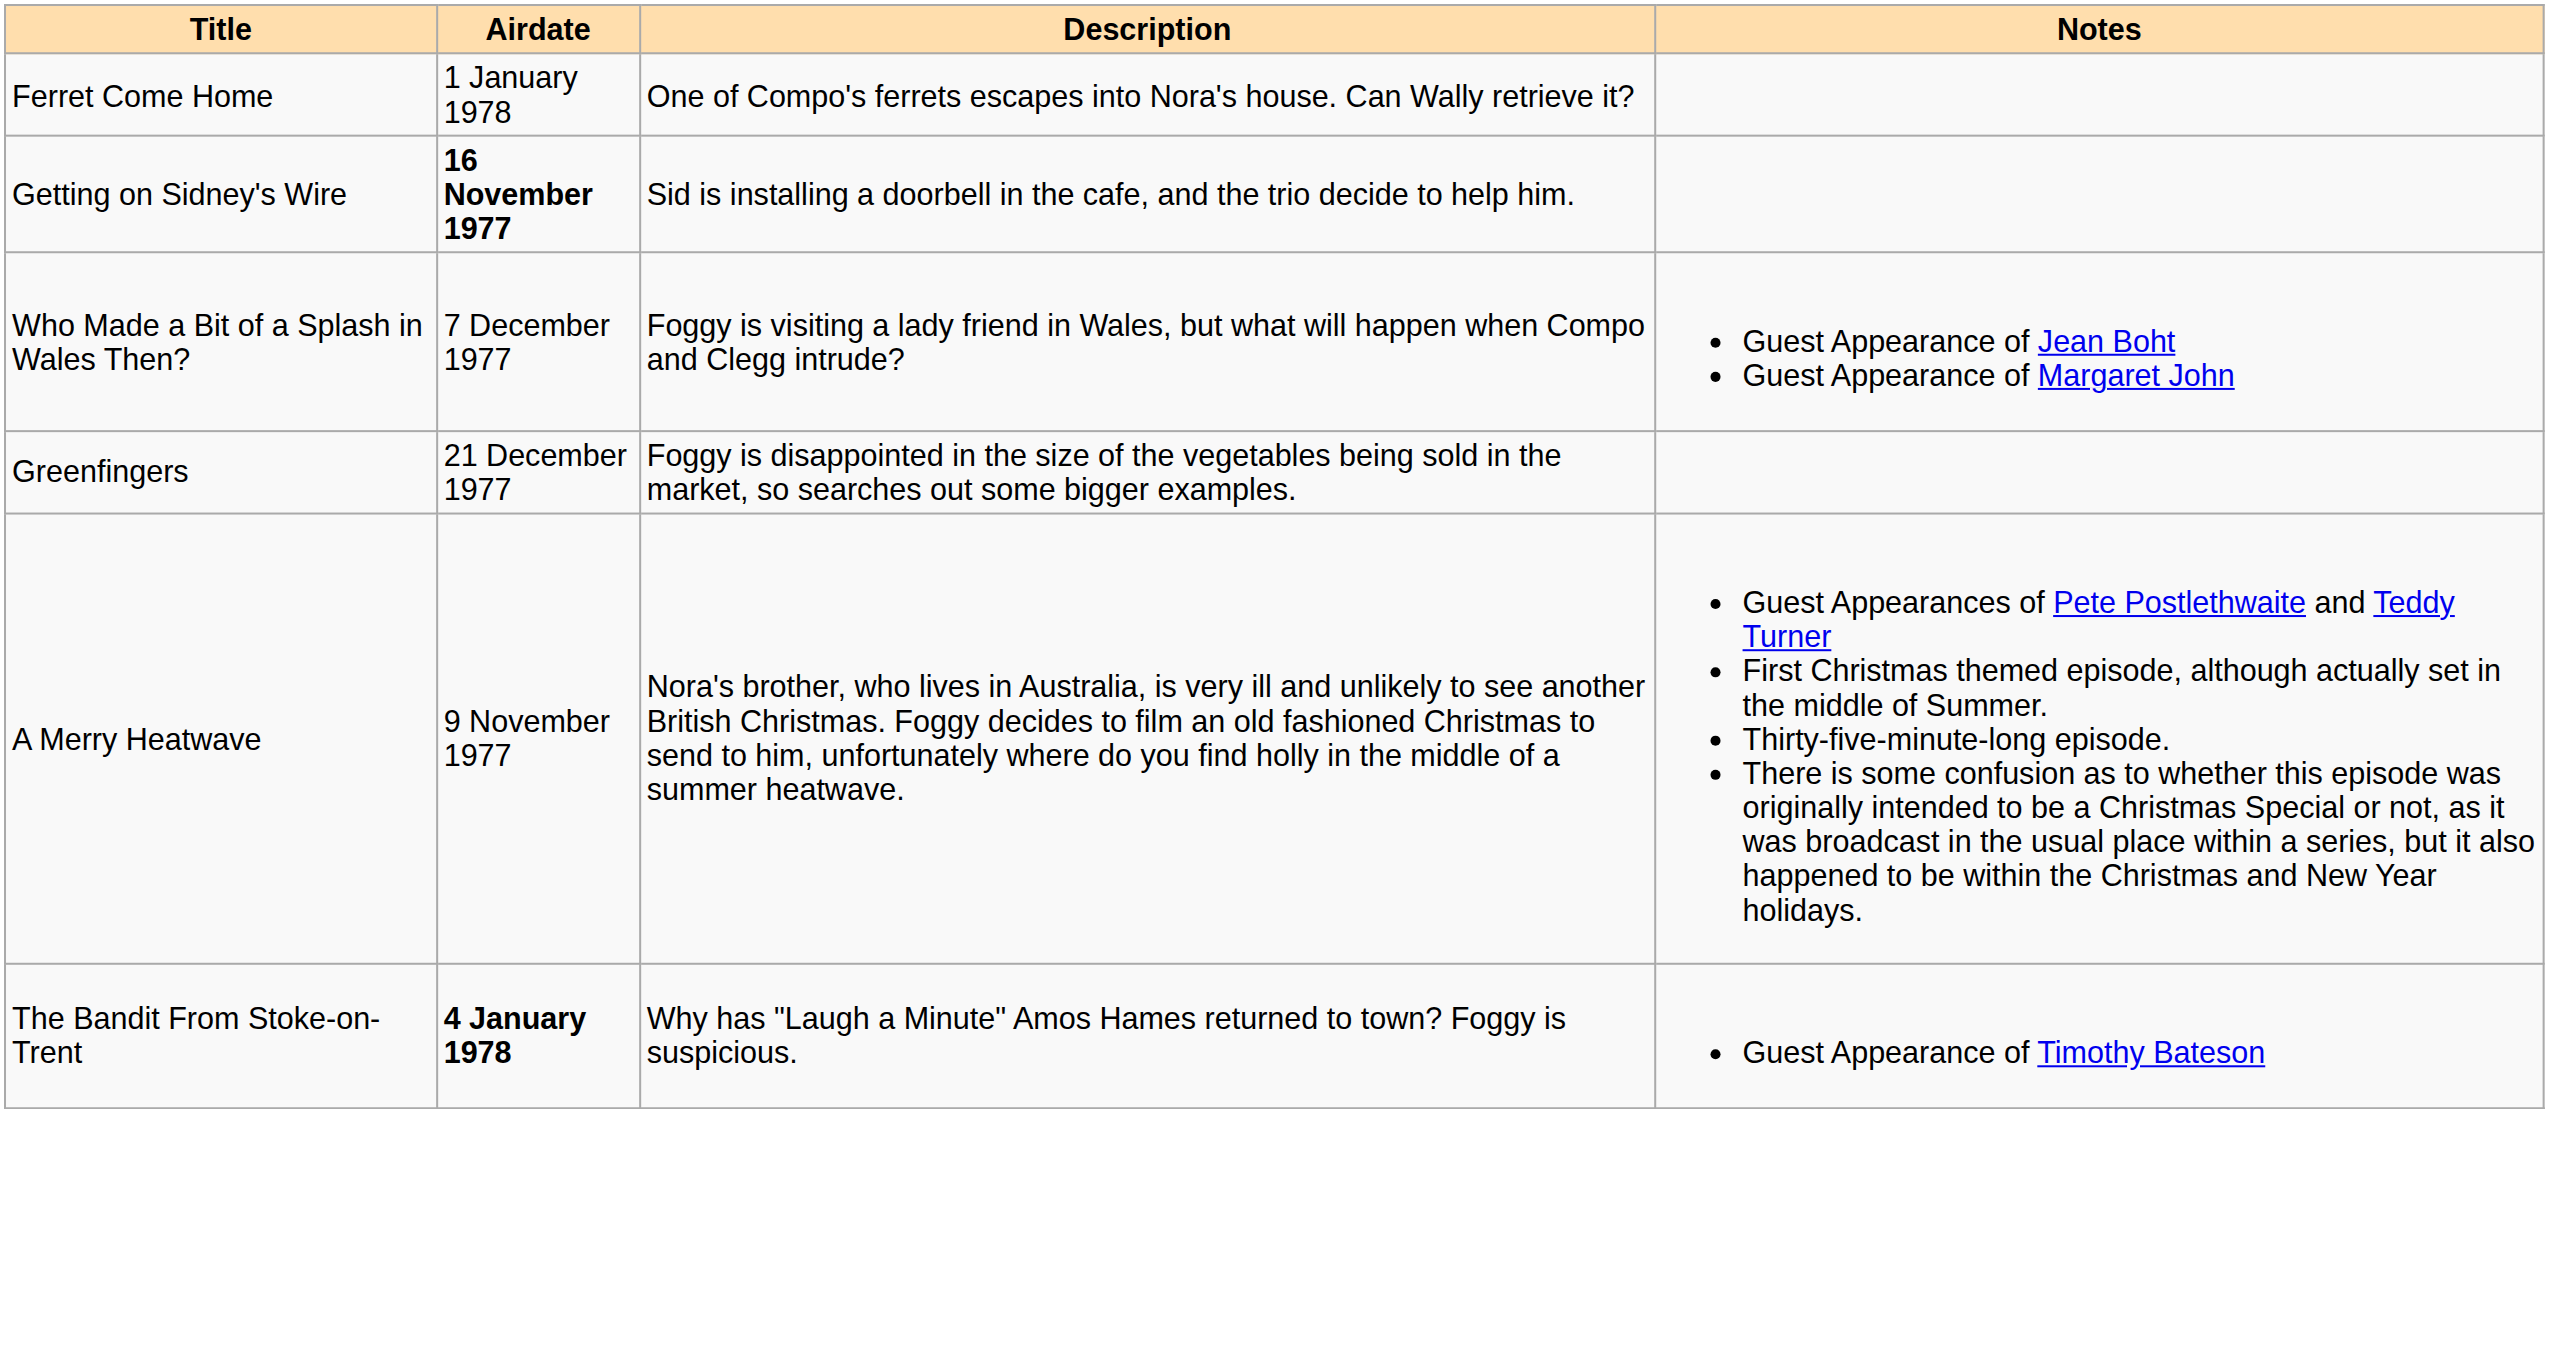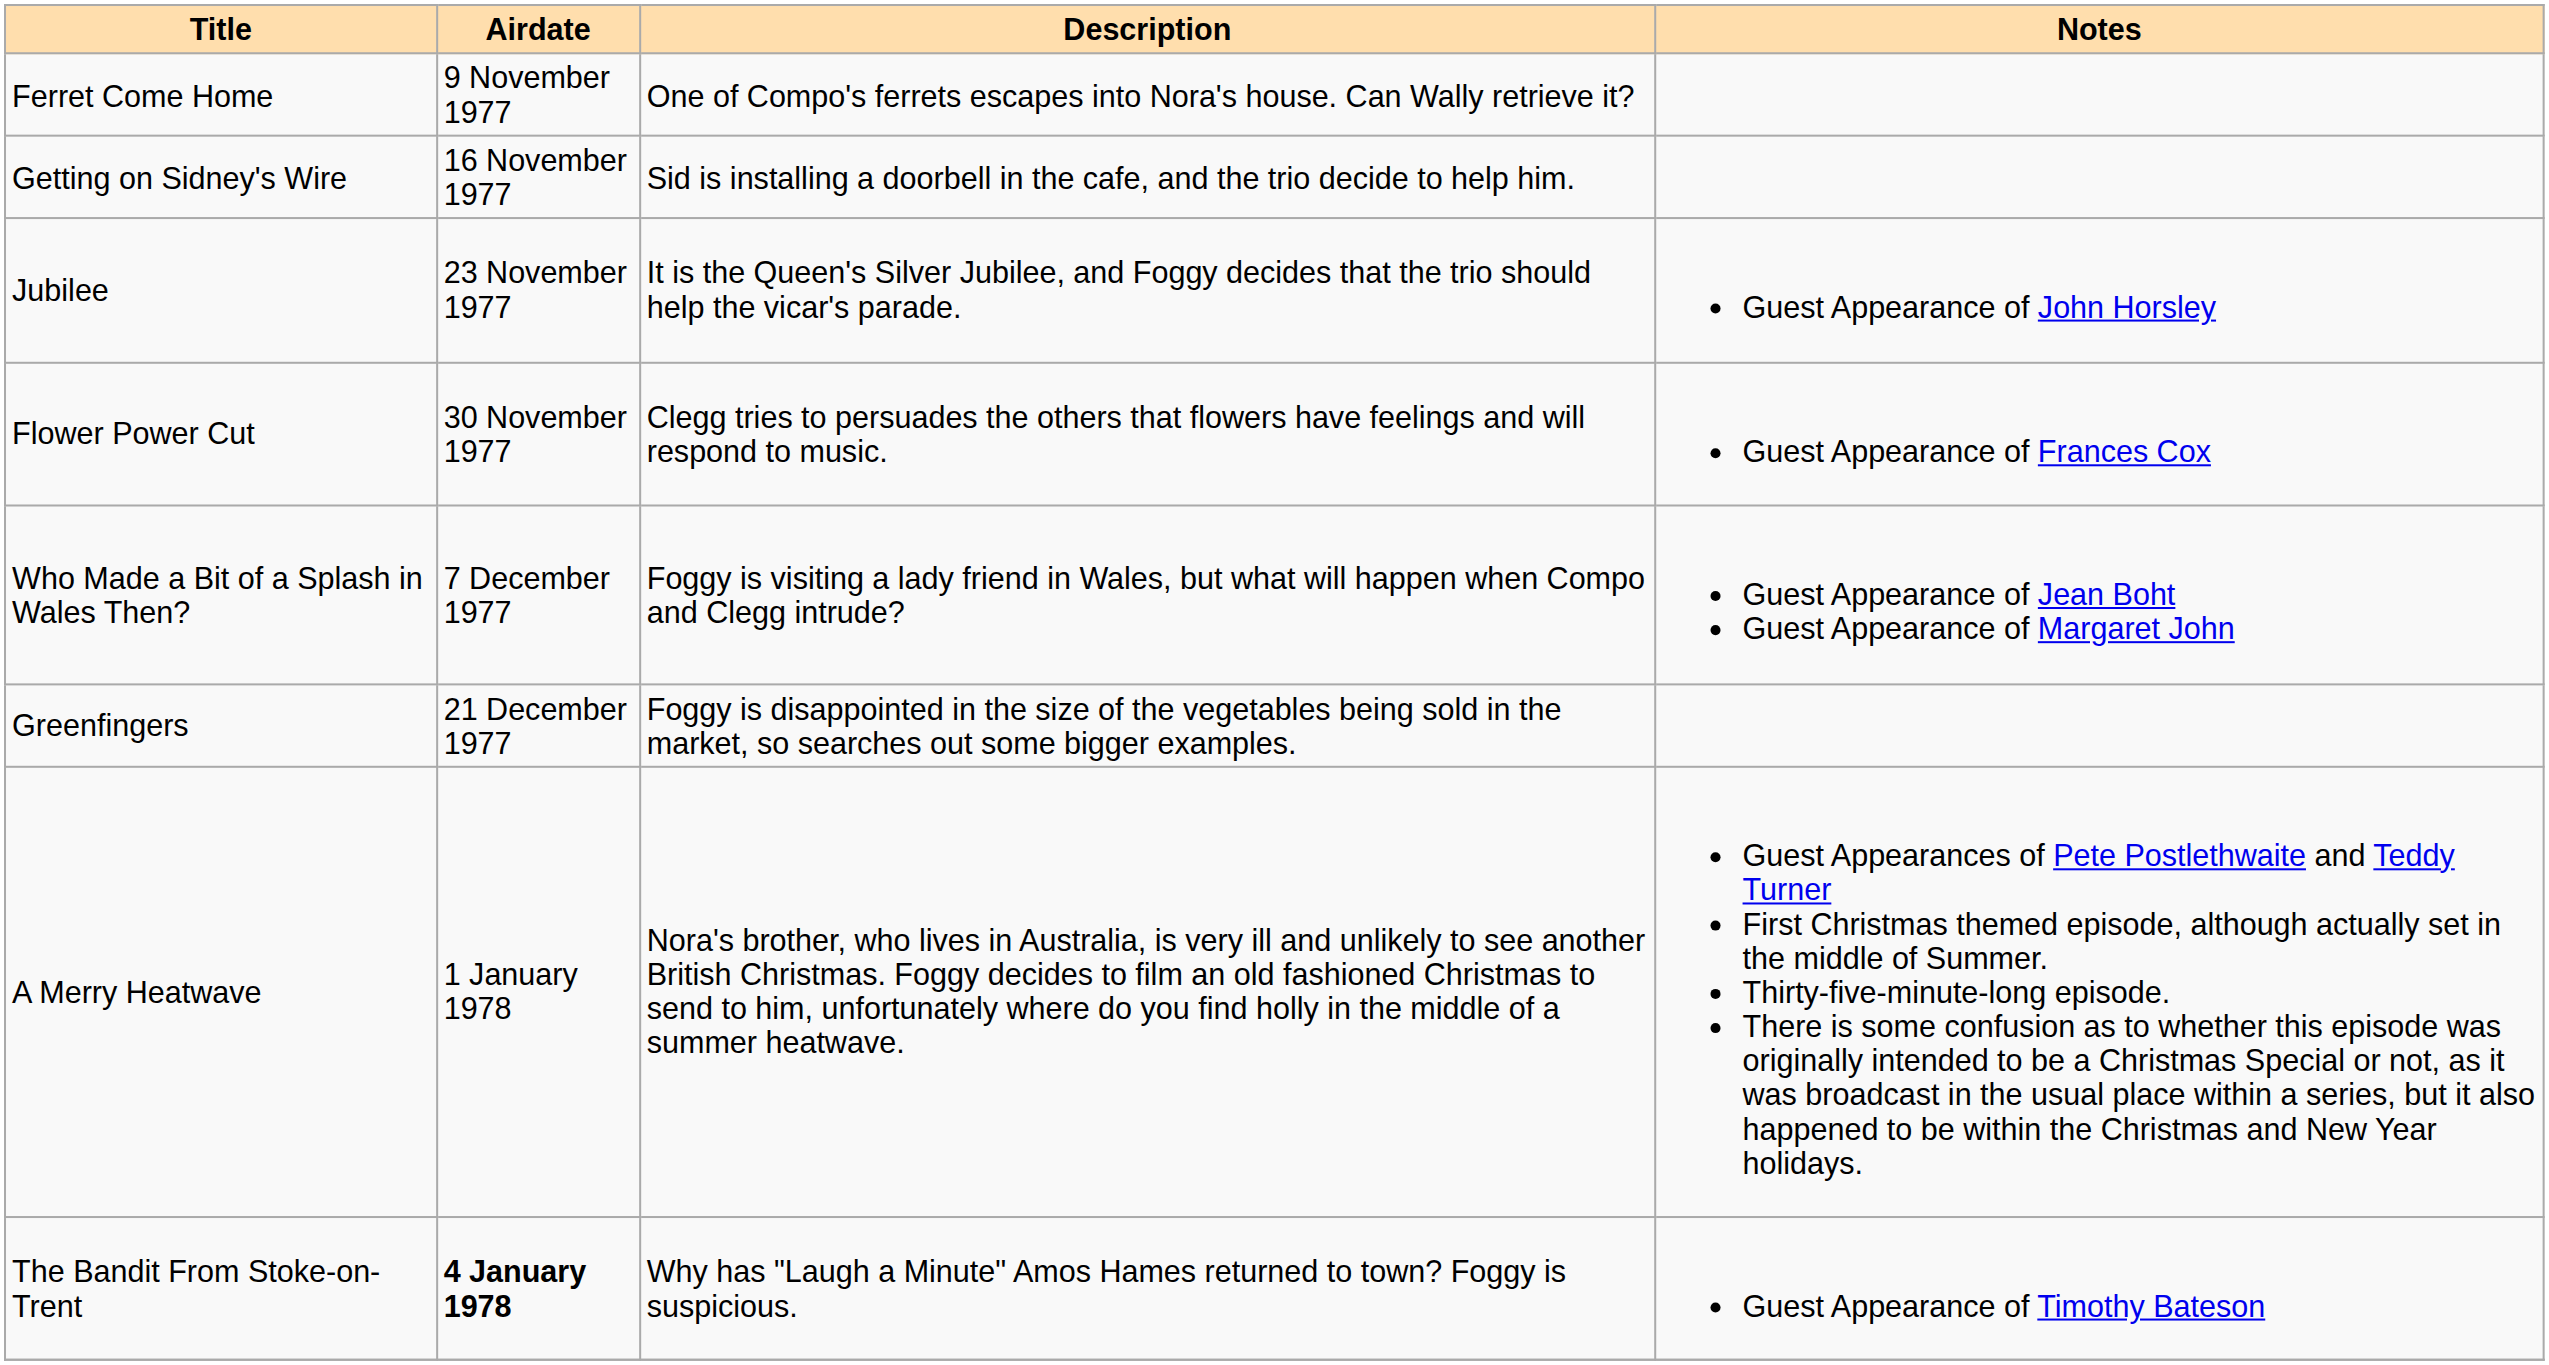(511, 95) 1 January 1978 -> (527, 95) 9 November 1977
(518, 194) bold -> (535, 177) normal
+ row: (60, 290)
+ row: (133, 434)
(527, 739) 9 November 1977 -> (511, 992) 1 January 1978
